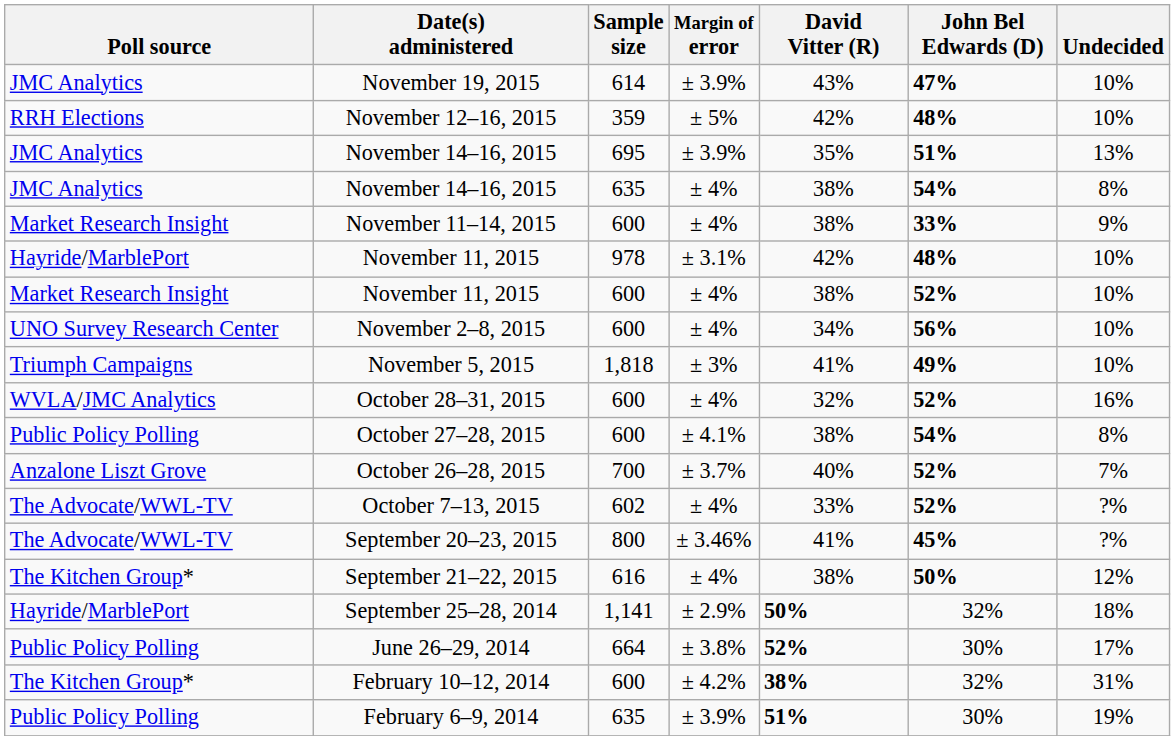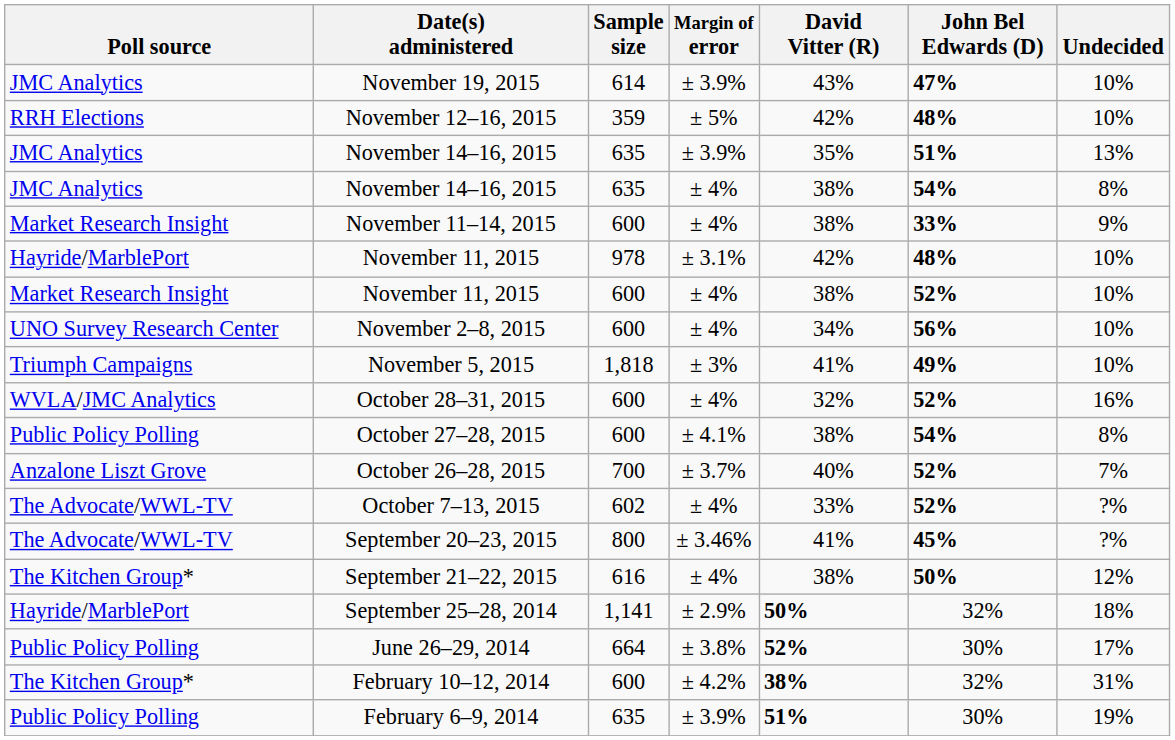(628, 152) 695 -> (628, 152) 635
